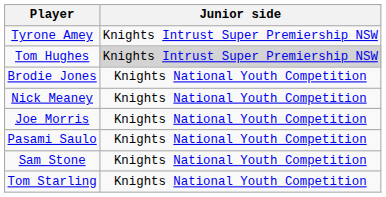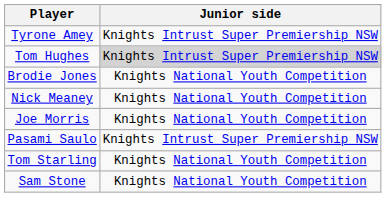(240, 140) Knights National Youth Competition -> (240, 140) Knights Intrust Super Premiership NSW
rows swapped: (52, 181) <-> (52, 160)
